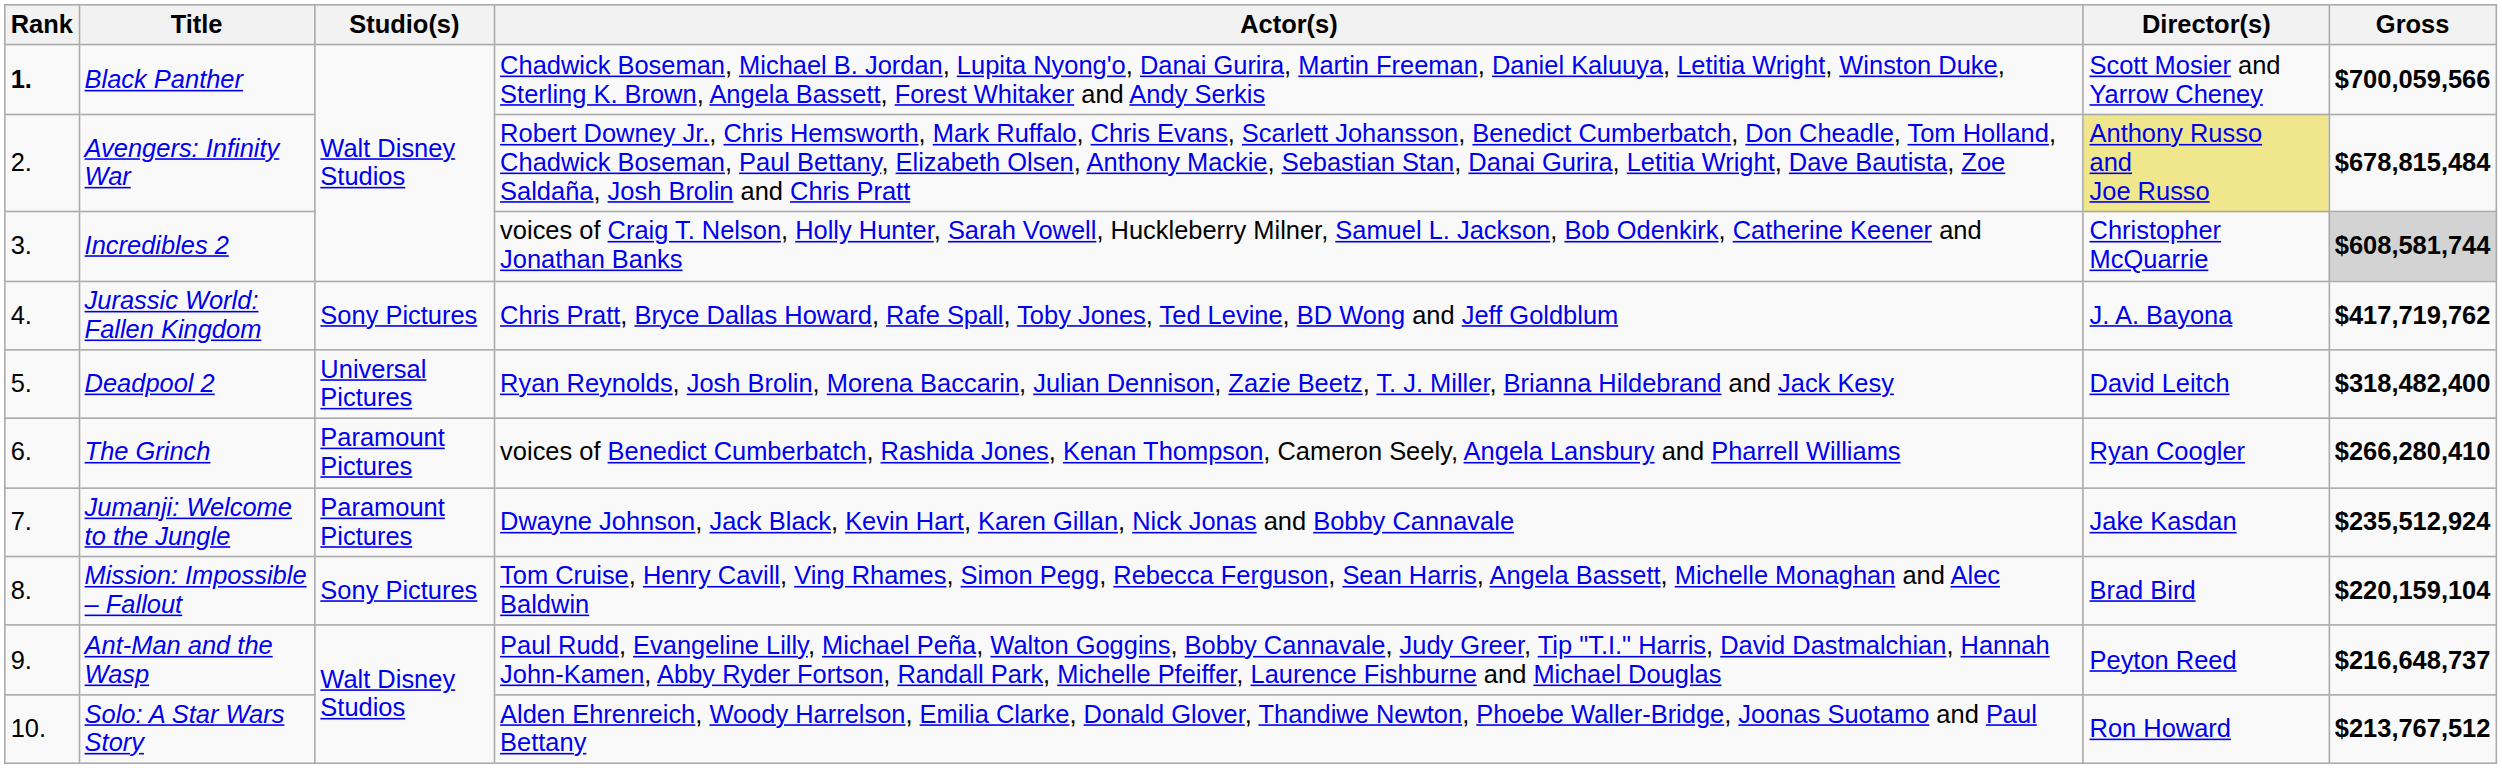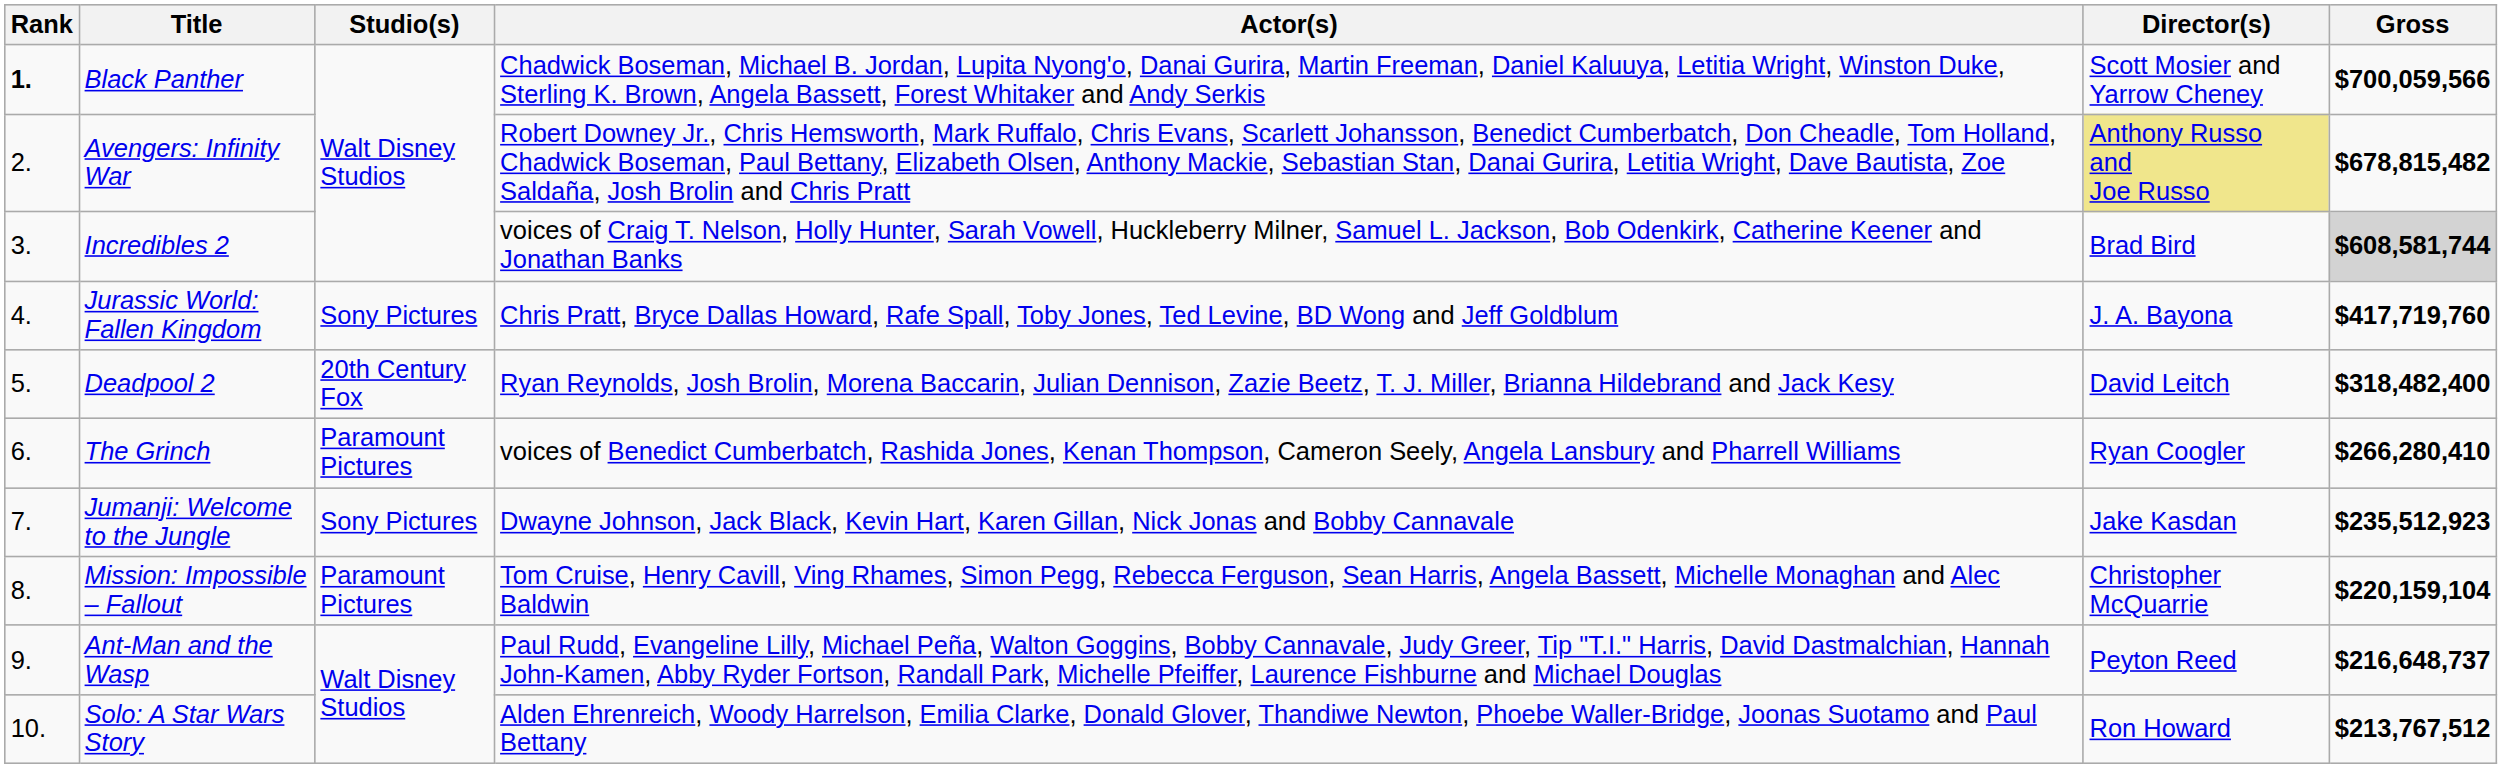(2413, 162) $678,815,484 -> (2413, 162) $678,815,482
(2155, 245) Christopher McQuarrie -> (2143, 245) Brad Bird
(2413, 314) $417,719,762 -> (2413, 314) $417,719,760
(373, 383) Universal Pictures -> (393, 383) 20th Century Fox
(383, 521) Paramount Pictures -> (399, 521) Sony Pictures
(2413, 521) $235,512,924 -> (2413, 521) $235,512,923
(399, 590) Sony Pictures -> (383, 590) Paramount Pictures
(2143, 590) Brad Bird -> (2155, 590) Christopher McQuarrie
